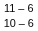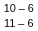rows swapped: (19, 23) <-> (19, 9)
